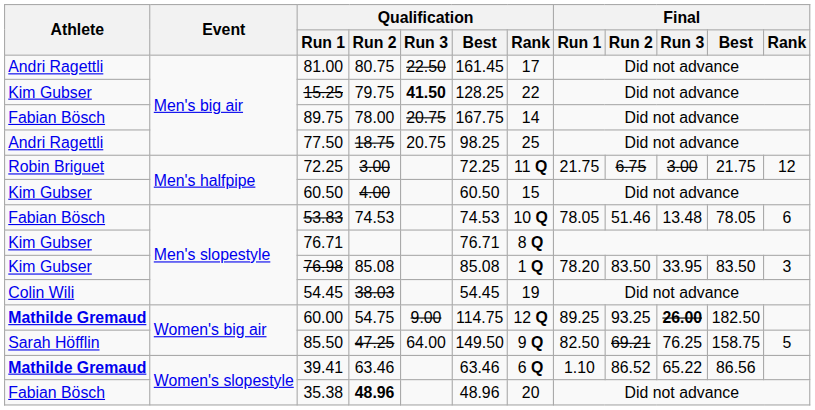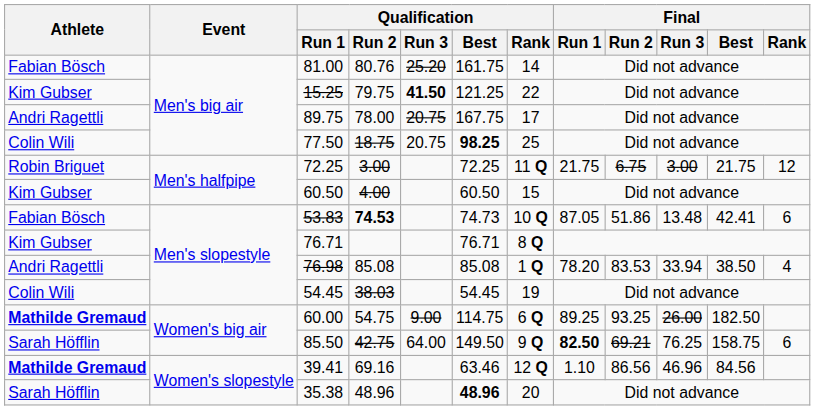(56, 68) Andri Ragettli -> (57, 68) Fabian Bösch
(375, 68) 80.75 -> (375, 68) 80.76
(426, 68) 22.50 -> (426, 68) 25.20
(480, 68) 161.45 -> (480, 68) 161.75
(531, 68) 17 -> (531, 68) 14
(480, 93) 128.25 -> (480, 93) 121.25
(57, 118) Fabian Bösch -> (56, 118) Andri Ragettli
(531, 118) 14 -> (531, 118) 17
(56, 143) Andri Ragettli -> (41, 143) Colin Wili
(480, 143) normal -> (480, 143) bold
(375, 218) normal -> (375, 218) bold
(480, 218) 74.53 -> (480, 218) 74.73
(579, 218) 78.05 -> (579, 218) 87.05
(631, 218) 51.46 -> (631, 218) 51.86
(736, 218) 78.05 -> (736, 218) 42.41
(50, 268) Kim Gubser -> (56, 268) Andri Ragettli
(631, 268) 83.50 -> (631, 268) 83.53
(682, 268) 33.95 -> (682, 268) 33.94
(736, 268) 83.50 -> (736, 268) 38.50
(787, 268) 3 -> (787, 268) 4
(531, 318) 12 Q -> (531, 318) 6 Q
(682, 318) bold -> (682, 318) normal
(375, 343) 47.25 -> (375, 343) 42.75
(579, 343) normal -> (579, 343) bold
(787, 343) 5 -> (787, 343) 6
(375, 368) 63.46 -> (375, 368) 69.16
(531, 368) 6 Q -> (531, 368) 12 Q
(631, 368) 86.52 -> (631, 368) 86.56
(682, 368) 65.22 -> (682, 368) 46.96
(736, 368) 86.56 -> (736, 368) 84.56
(57, 393) Fabian Bösch -> (54, 393) Sarah Höfflin
(375, 393) bold -> (375, 393) normal
(480, 393) normal -> (480, 393) bold
